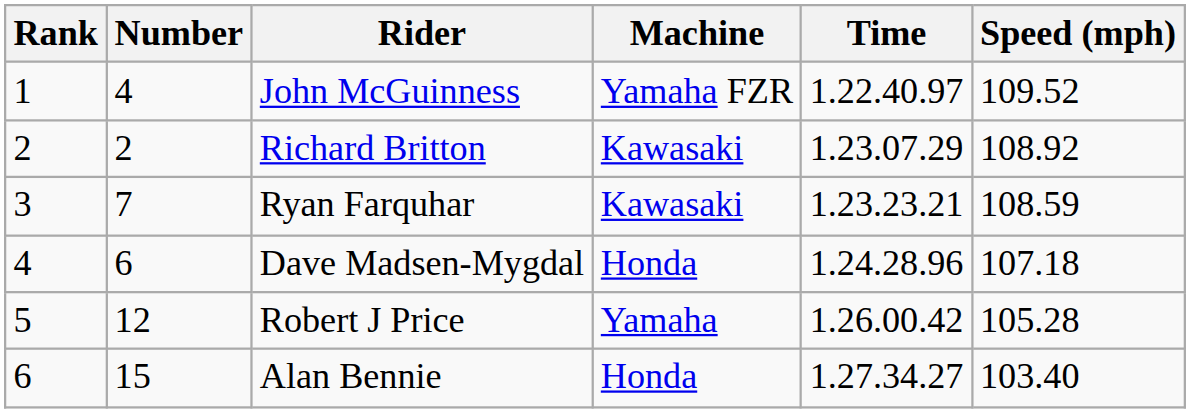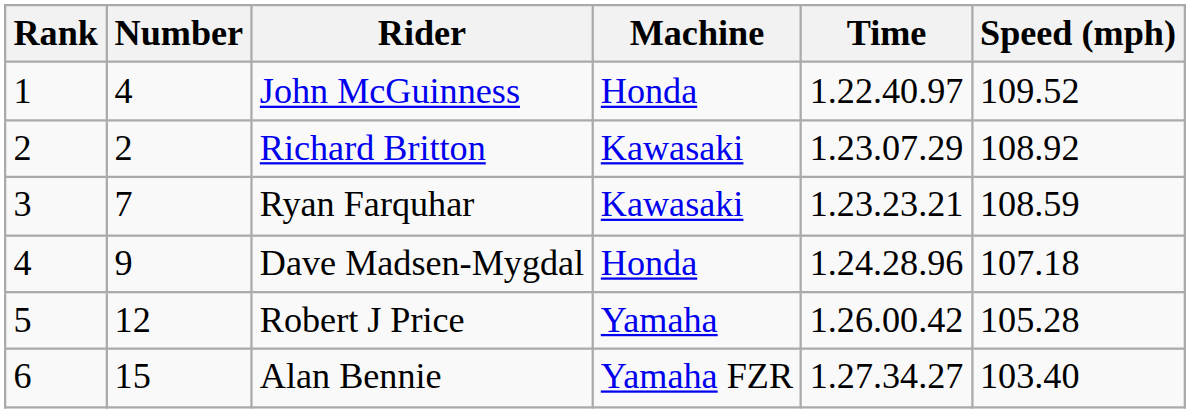(697, 90) Yamaha FZR -> (649, 90) Honda
(124, 262) 6 -> (124, 262) 9
(649, 377) Honda -> (697, 377) Yamaha FZR
